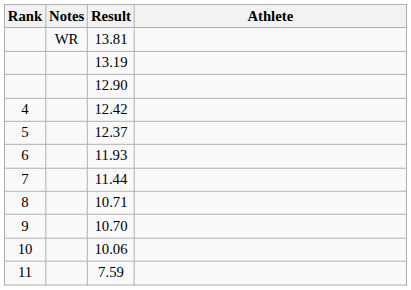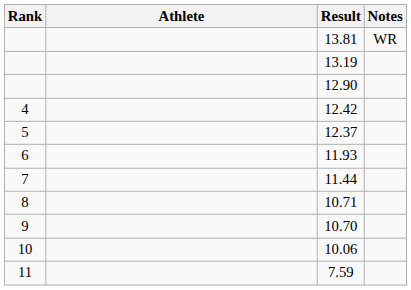columns swapped: (270, 16) <-> (67, 16)
